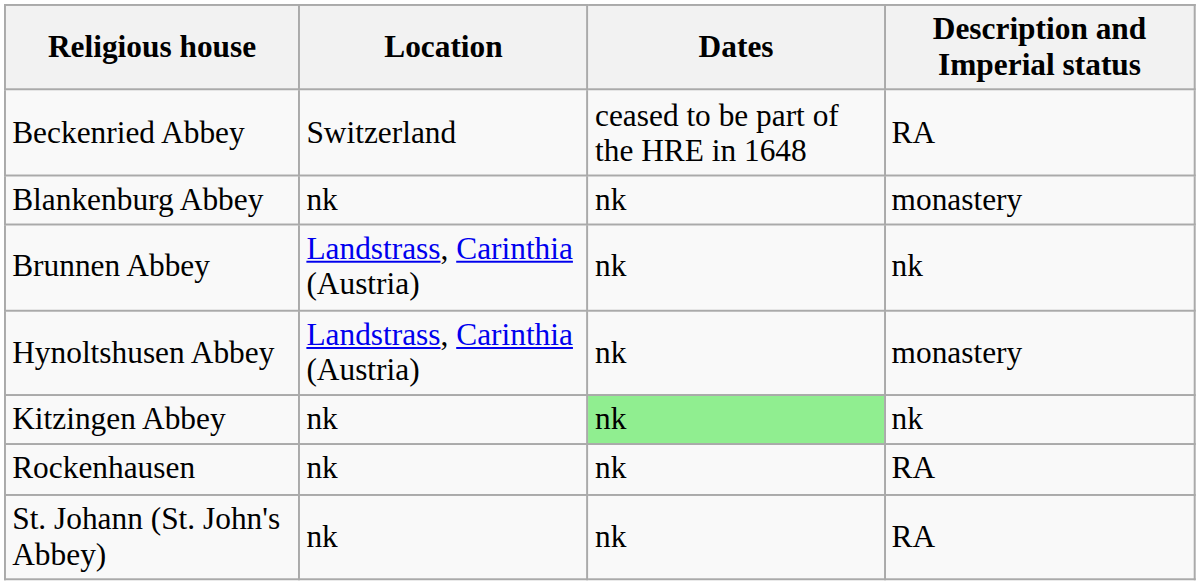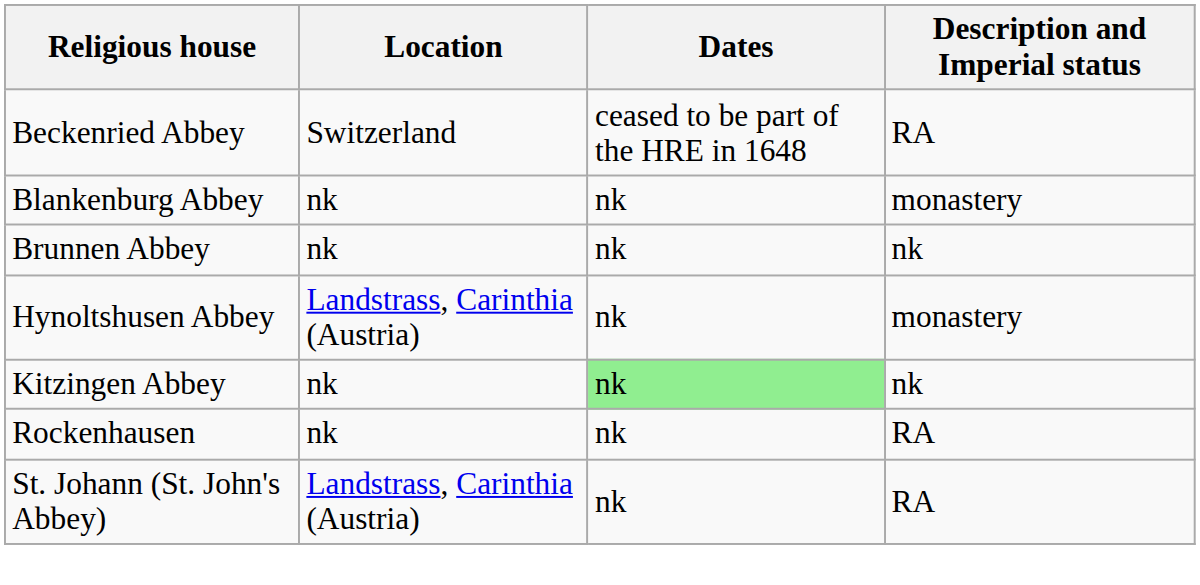(440, 266) Landstrass, Carinthia (Austria) -> (322, 249) nk
(322, 536) nk -> (440, 500) Landstrass, Carinthia (Austria)
